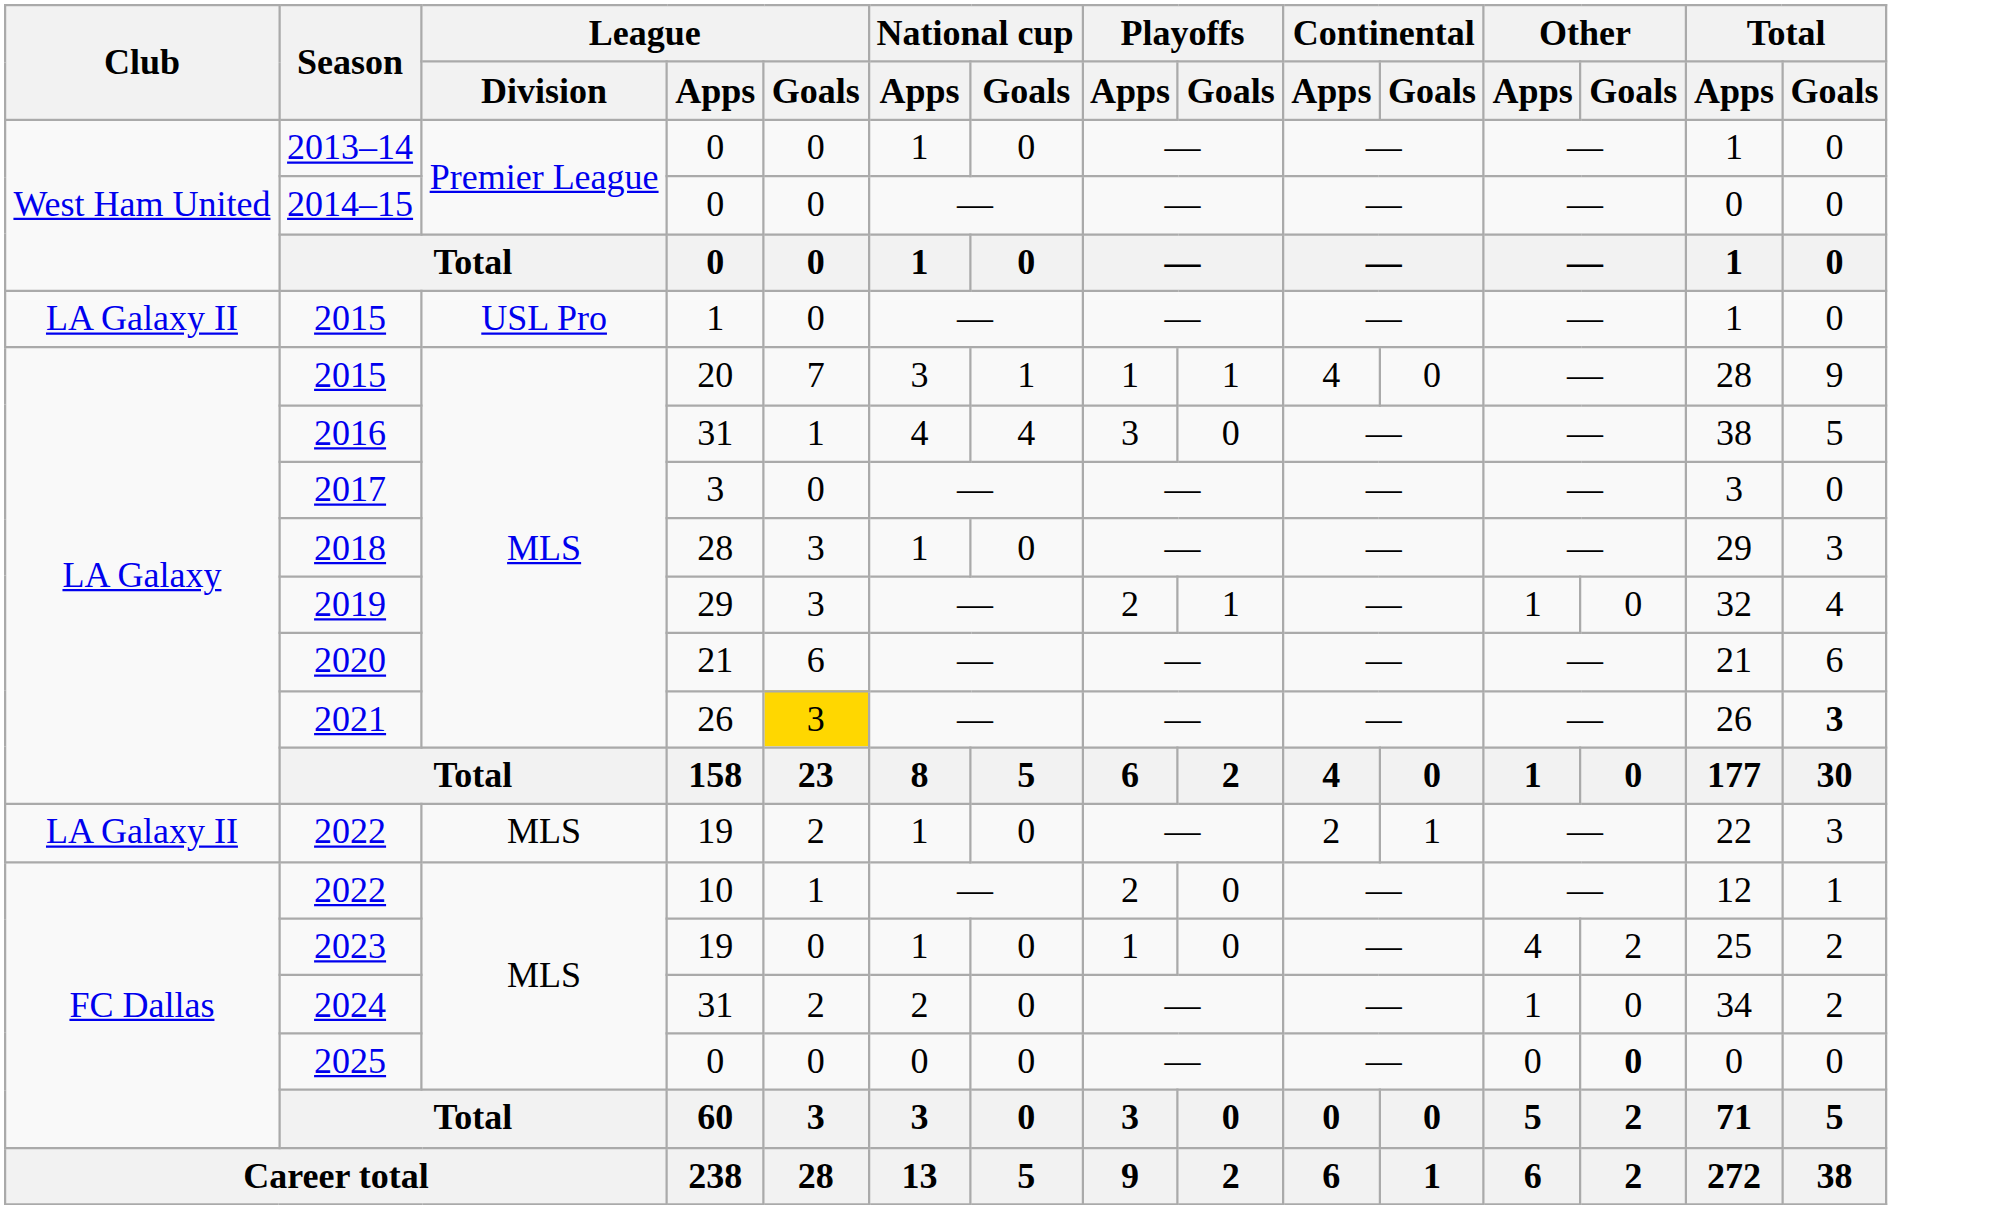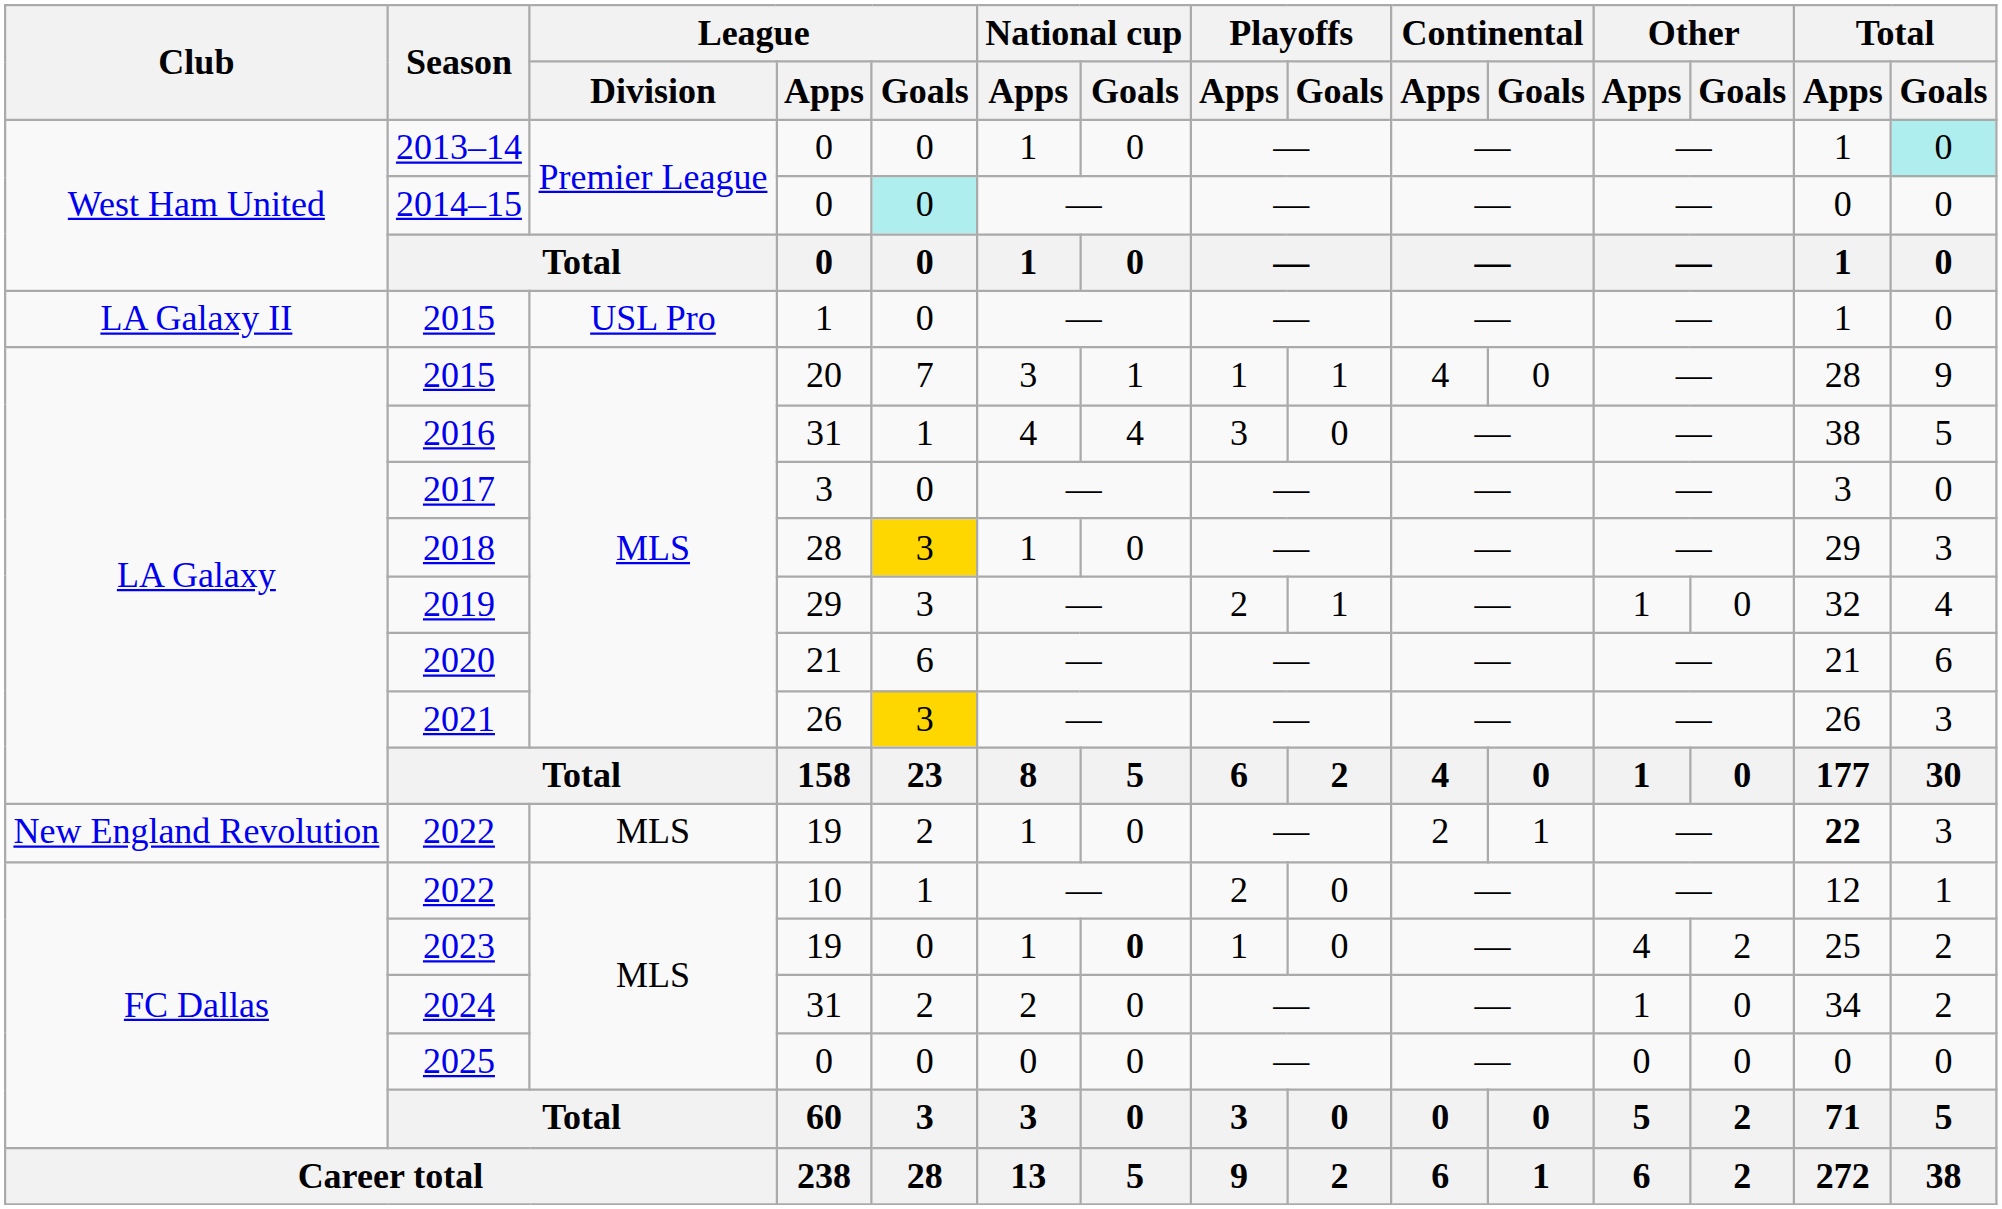(1835, 147) no background -> (1943, 147) paleturquoise background
(816, 204) no background -> (925, 204) paleturquoise background
(816, 546) no background -> (925, 546) gold background
(1835, 718) bold -> (1943, 718) normal
(142, 832) LA Galaxy II -> (196, 832) New England Revolution
(1734, 832) normal -> (1843, 832) bold
(1026, 946) normal -> (1135, 946) bold
(1633, 1060) bold -> (1742, 1060) normal
